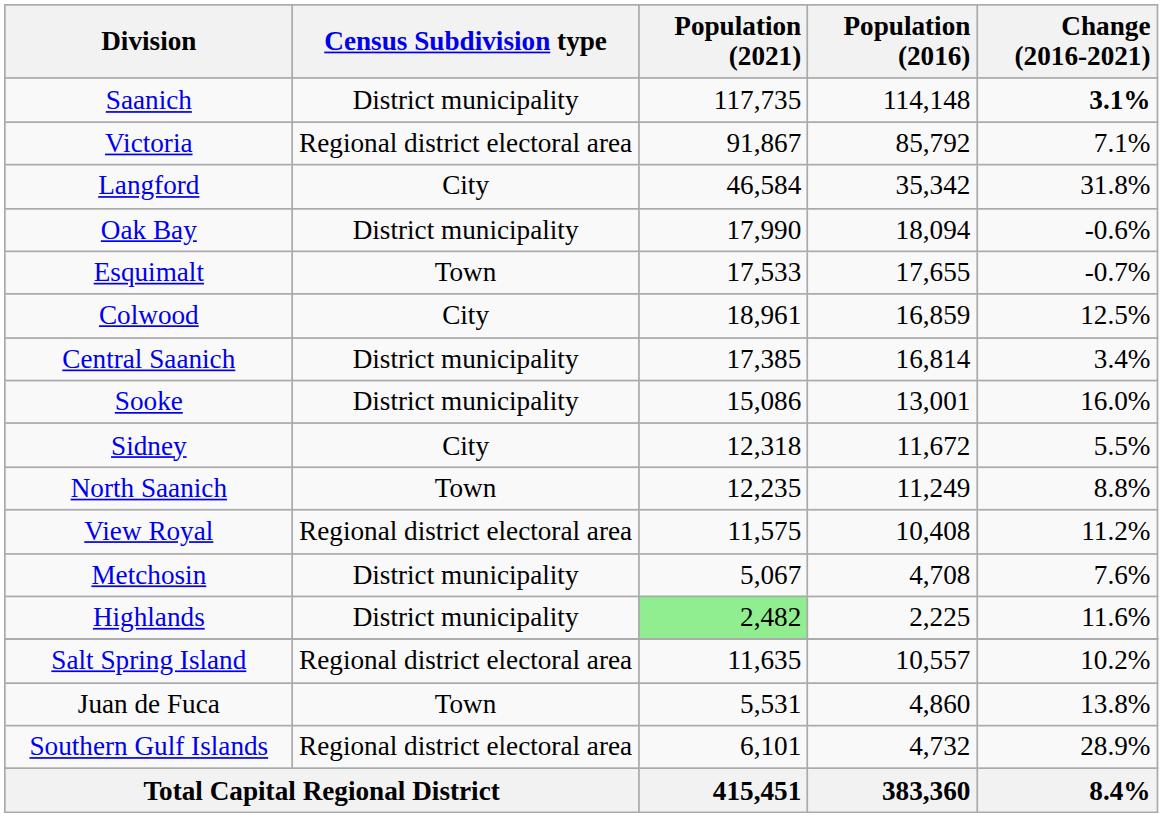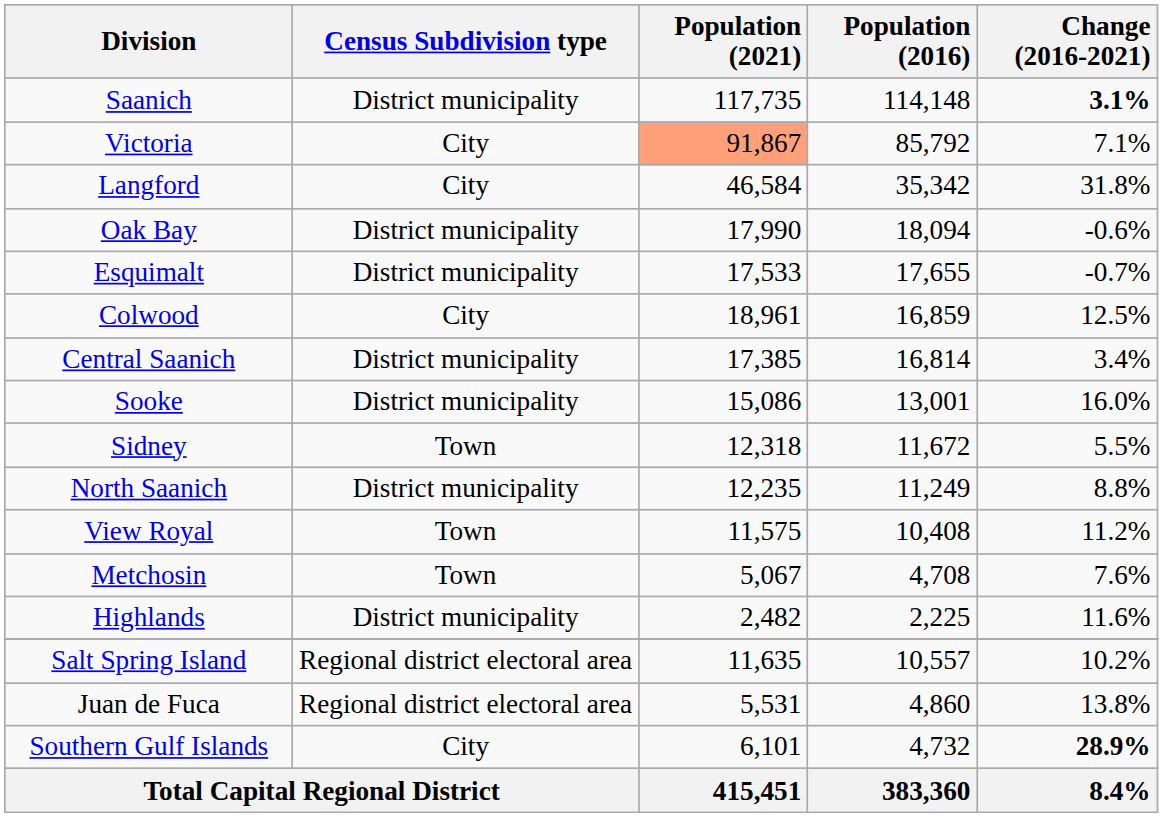(466, 142) Regional district electoral area -> (466, 142) City
(764, 142) no background -> (764, 142) lightsalmon background
(466, 272) Town -> (466, 272) District municipality
(466, 444) City -> (466, 444) Town
(466, 488) Town -> (466, 488) District municipality
(466, 531) Regional district electoral area -> (466, 531) Town
(466, 574) District municipality -> (466, 574) Town
(771, 617) lightgreen background -> (771, 617) no background
(466, 703) Town -> (466, 703) Regional district electoral area
(466, 746) Regional district electoral area -> (466, 746) City
(1115, 746) normal -> (1113, 746) bold
